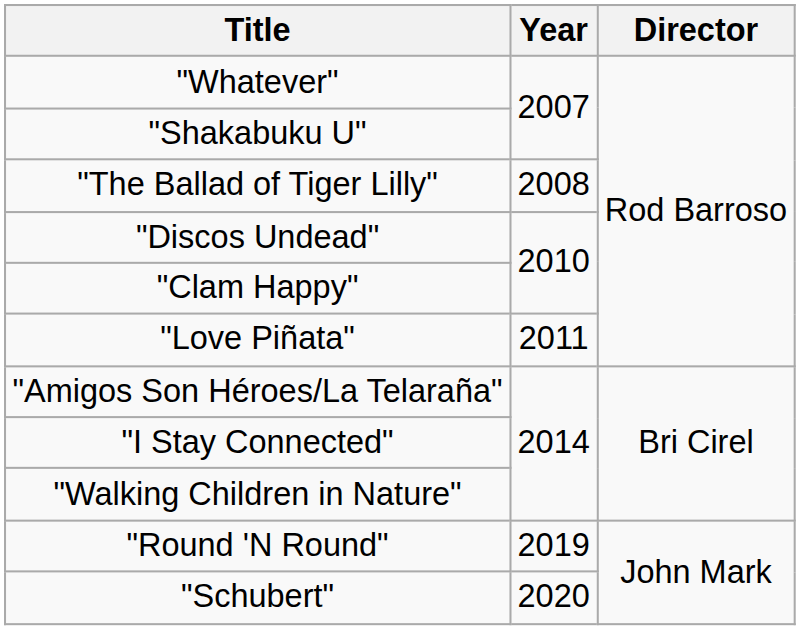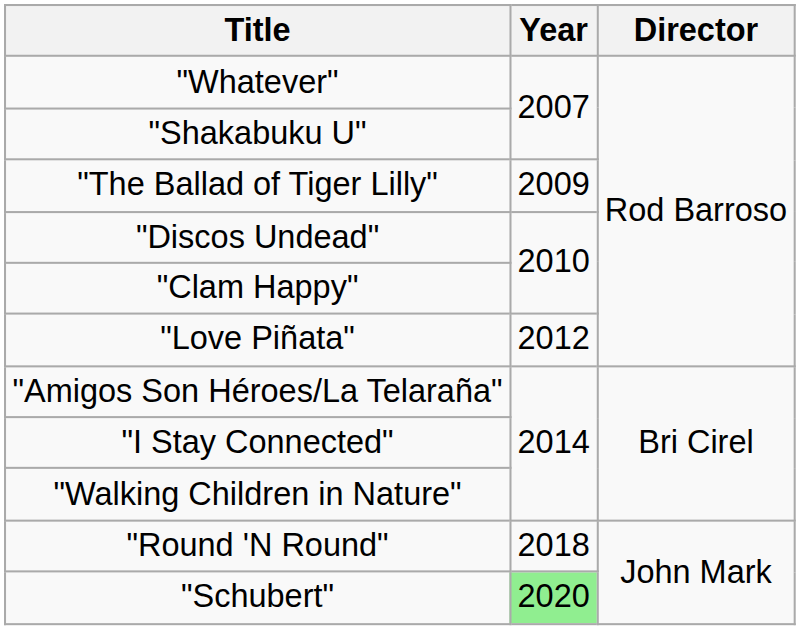(554, 184) 2008 -> (554, 184) 2009
(554, 339) 2011 -> (554, 339) 2012
(554, 545) 2019 -> (554, 545) 2018
(554, 596) no background -> (554, 596) lightgreen background
